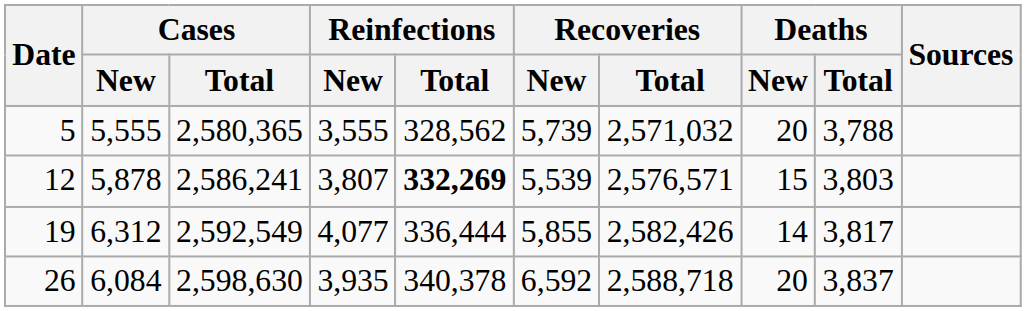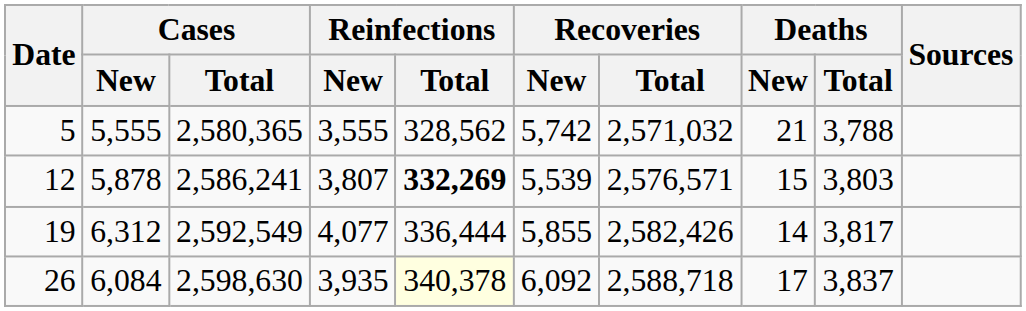(557, 130) 5,739 -> (557, 130) 5,742
(792, 130) 20 -> (792, 130) 21
(455, 280) no background -> (455, 280) lightyellow background
(557, 280) 6,592 -> (557, 280) 6,092
(792, 280) 20 -> (792, 280) 17
